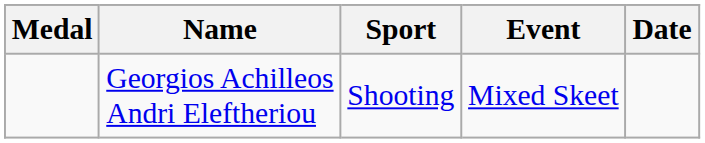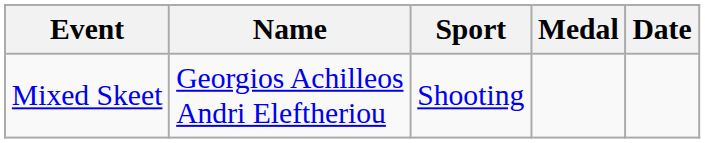columns swapped: (52, 29) <-> (543, 29)
